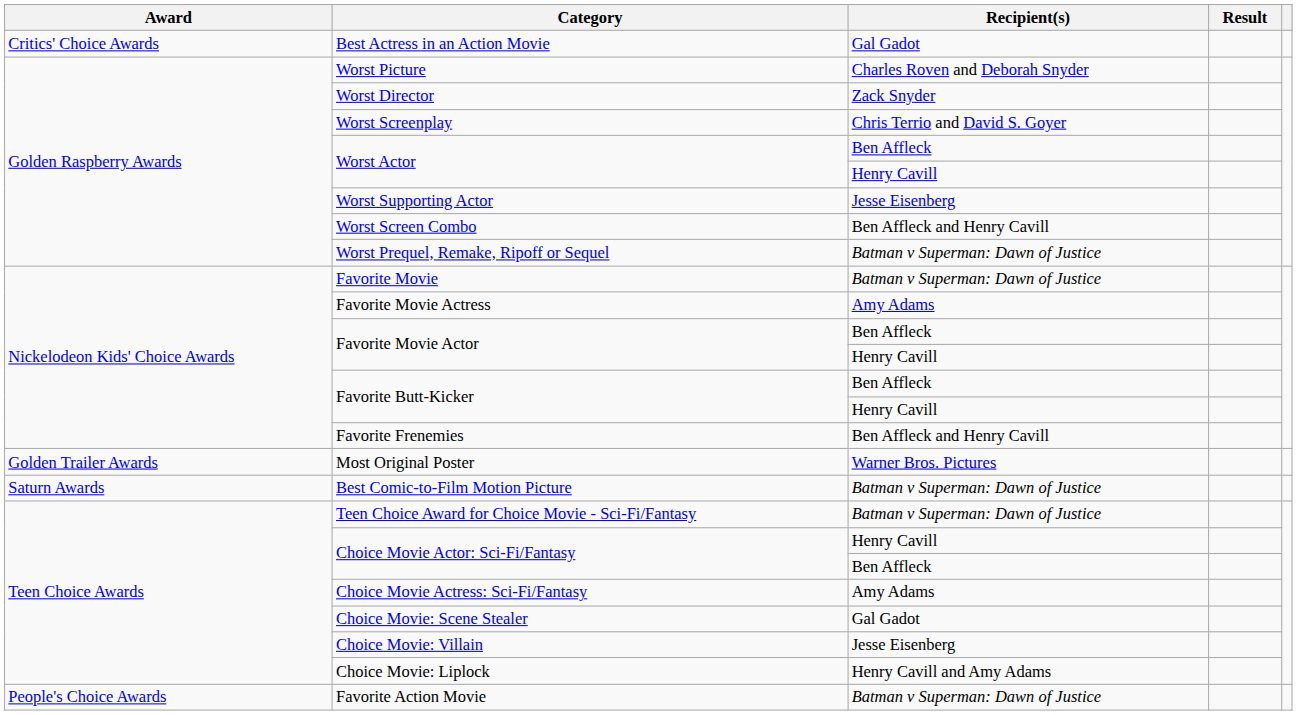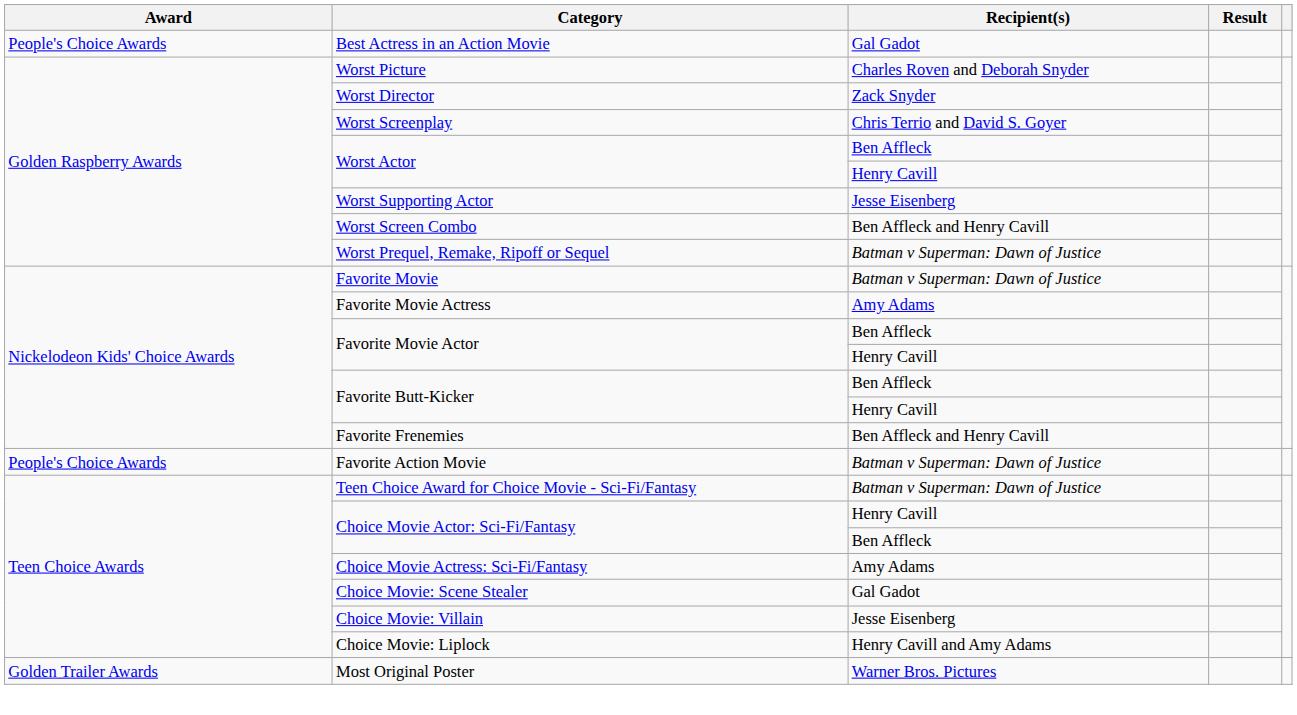(84, 43) Critics' Choice Awards -> (87, 43) People's Choice Awards
rows swapped: (411, 697) <-> (405, 461)
- row: (454, 488)
